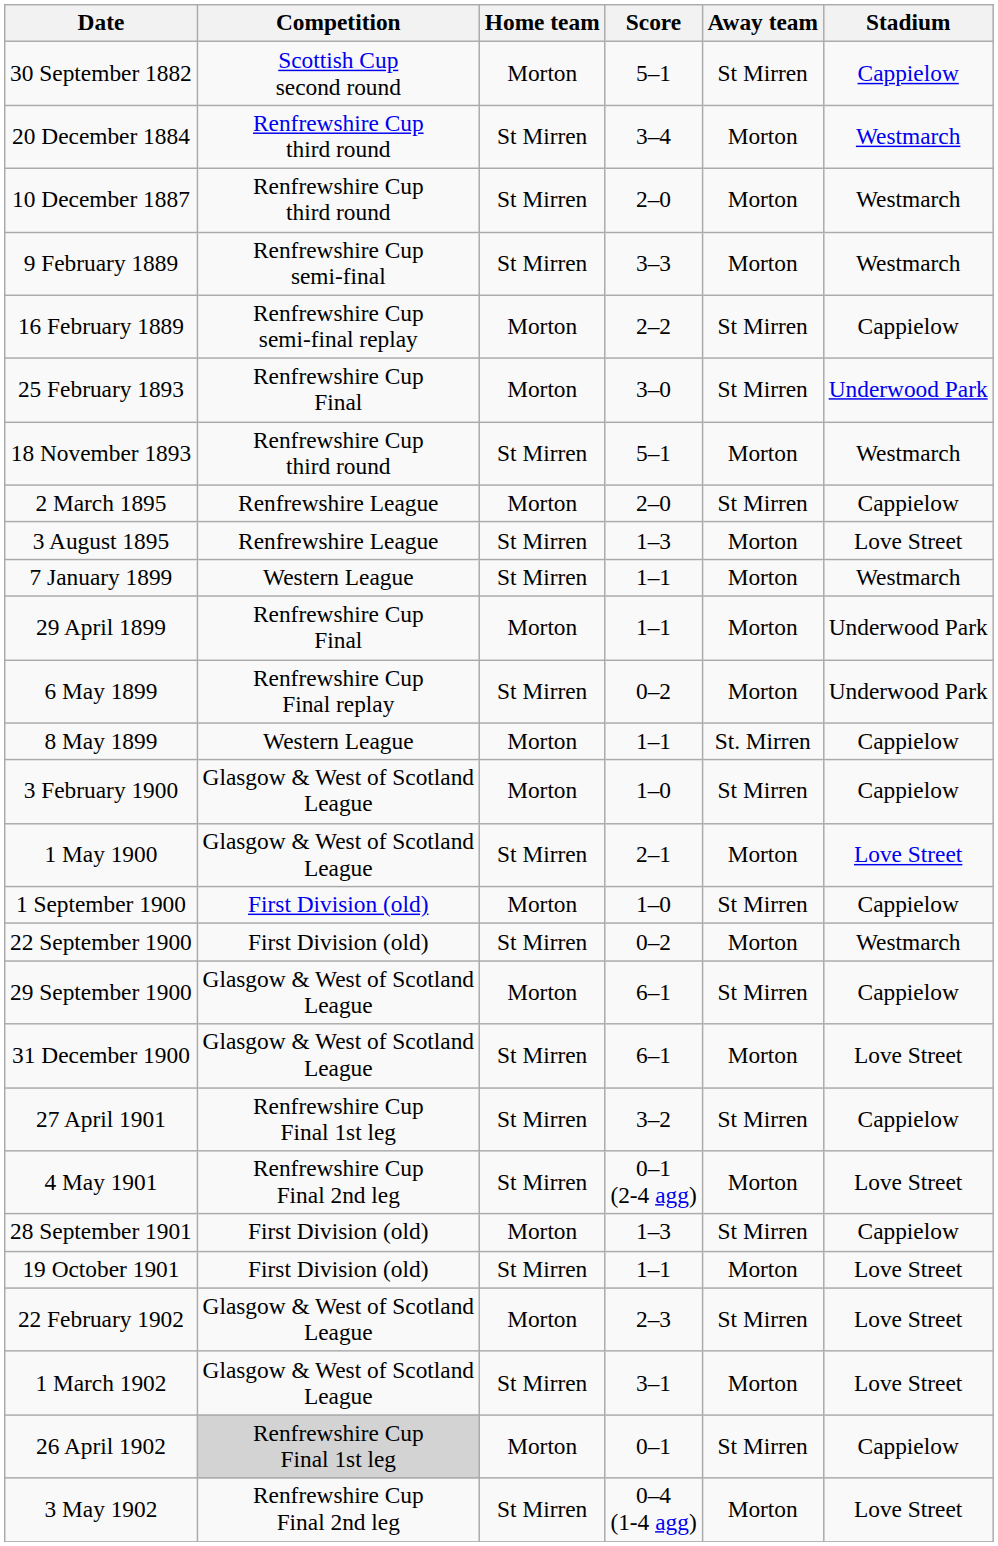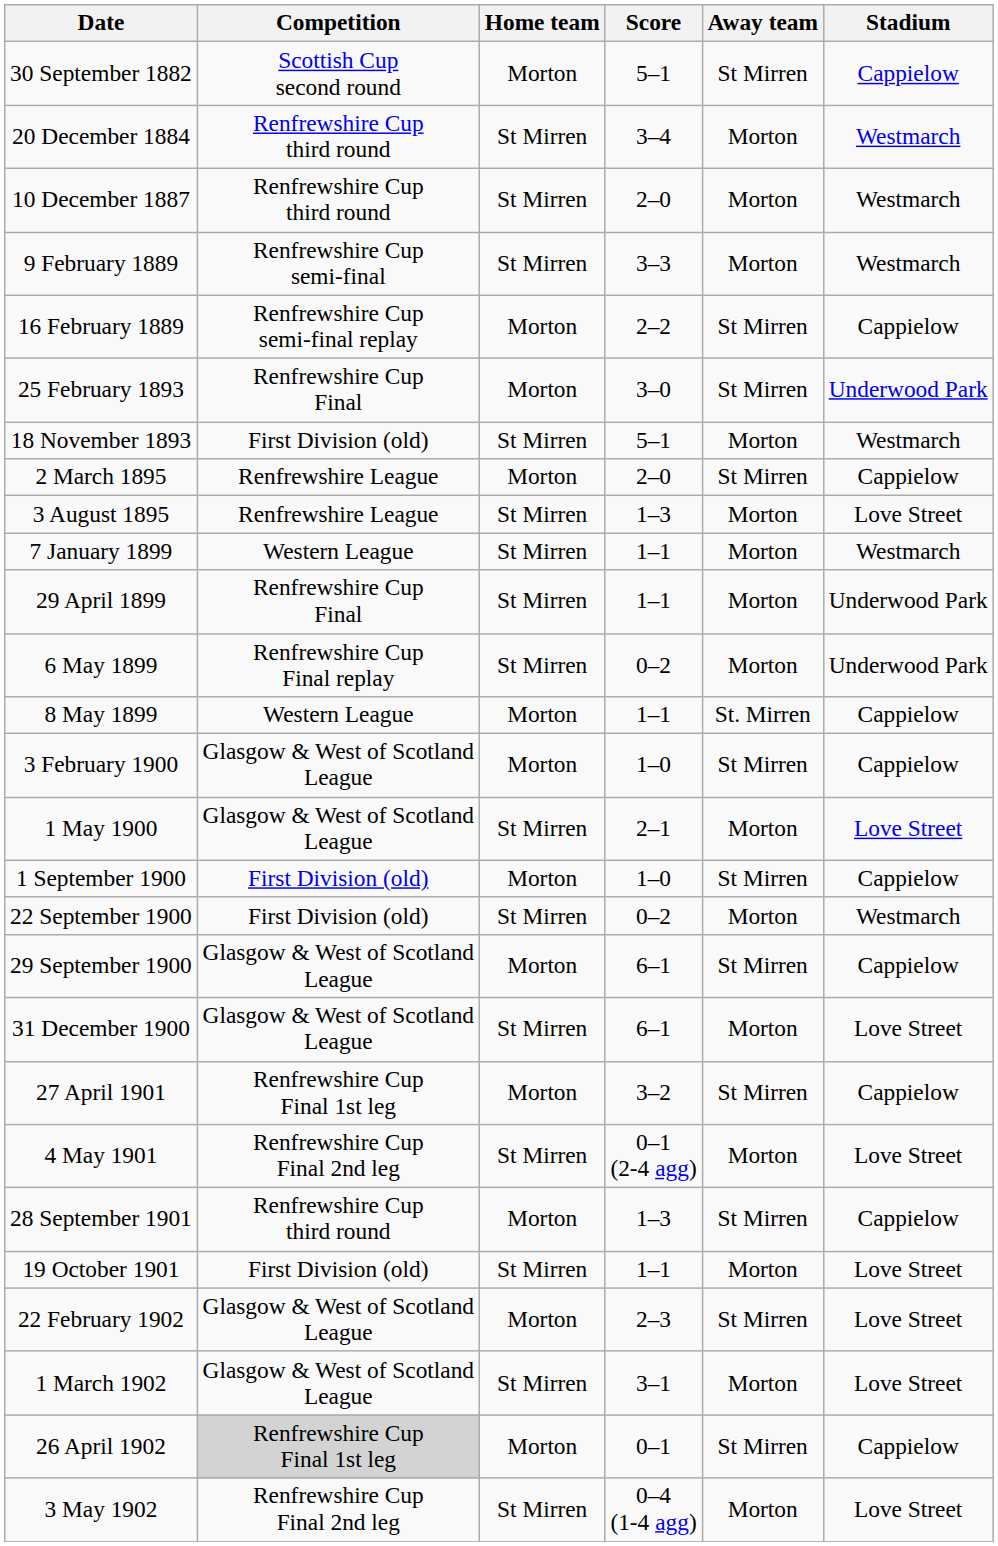(338, 453) Renfrewshire Cup third round -> (338, 440) First Division (old)
(542, 627) Morton -> (542, 601) St Mirren
(542, 1118) St Mirren -> (542, 1092) Morton
(338, 1232) First Division (old) -> (338, 1219) Renfrewshire Cup third round
